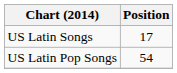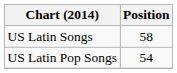(146, 36) 17 -> (146, 36) 58
